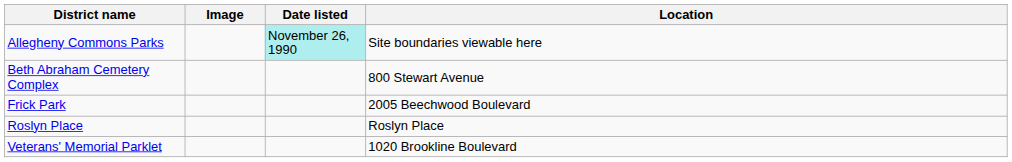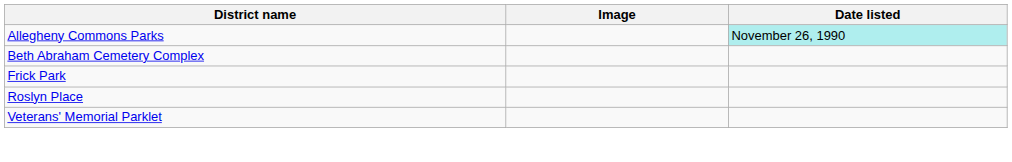- column: (686, 14)
